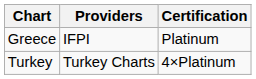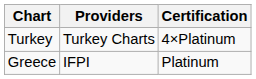rows swapped: (32, 39) <-> (30, 62)
